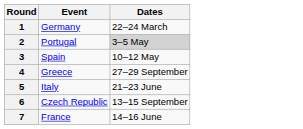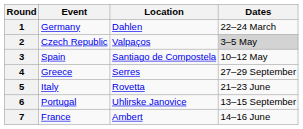+ column: (164, 12)
(59, 42) Portugal -> (74, 42) Czech Republic
(74, 102) Czech Republic -> (59, 102) Portugal
